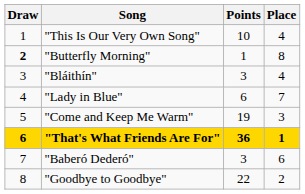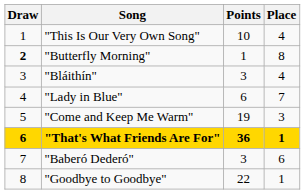(282, 179) 2 -> (282, 179) 1
